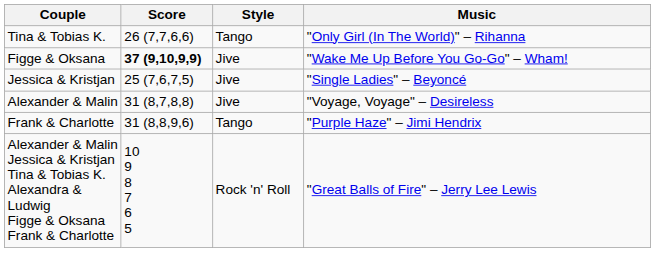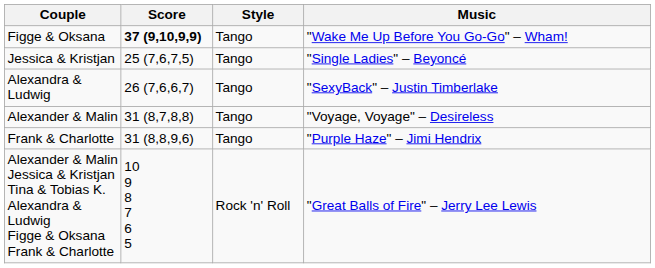- row: (57, 36)
(228, 58) Jive -> (234, 36) Tango
(228, 79) Jive -> (234, 58) Tango
+ row: (45, 87)
(228, 101) Jive -> (234, 116) Tango
